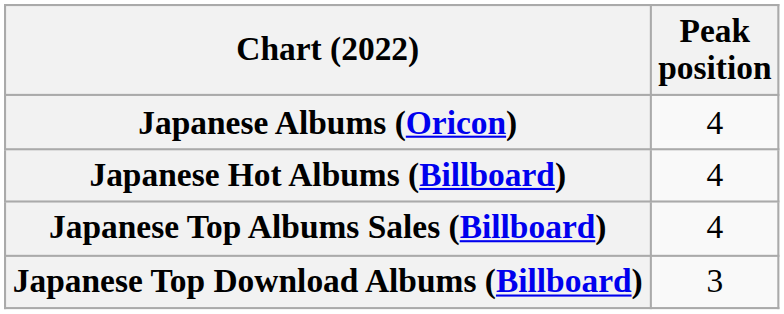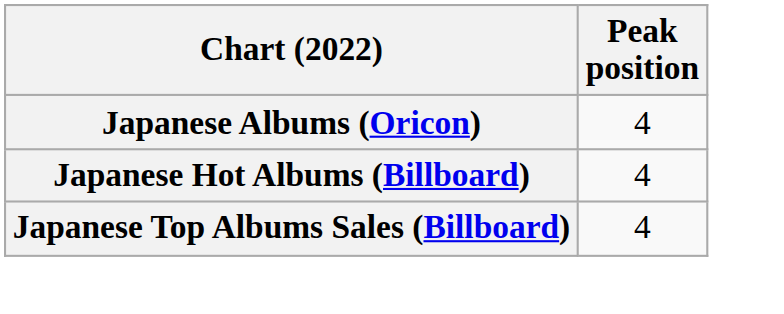- row: (328, 280)
